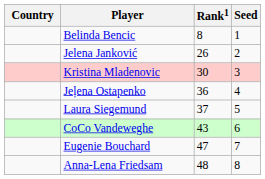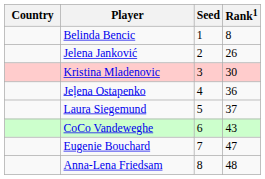columns swapped: (213, 15) <-> (246, 15)
